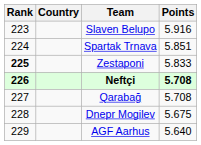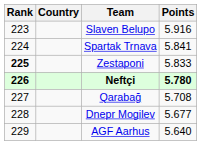(178, 47) 5.851 -> (178, 47) 5.841
(178, 81) 5.708 -> (178, 81) 5.780
(178, 115) 5.675 -> (178, 115) 5.677
